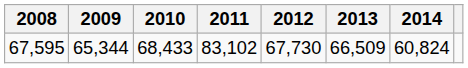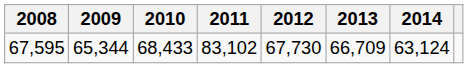(358, 47) 66,509 -> (358, 47) 66,709
(422, 47) 60,824 -> (422, 47) 63,124
